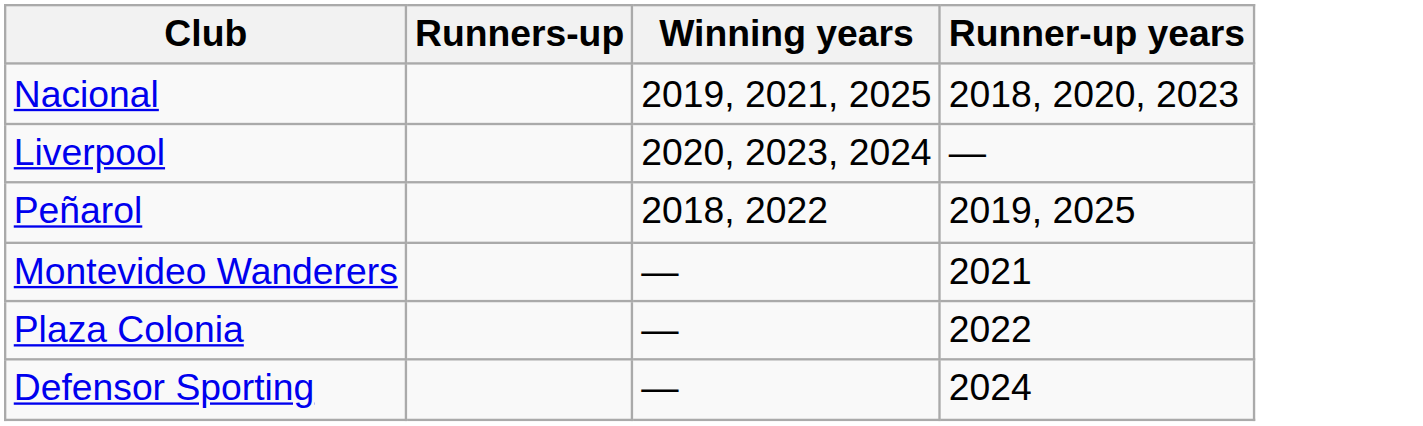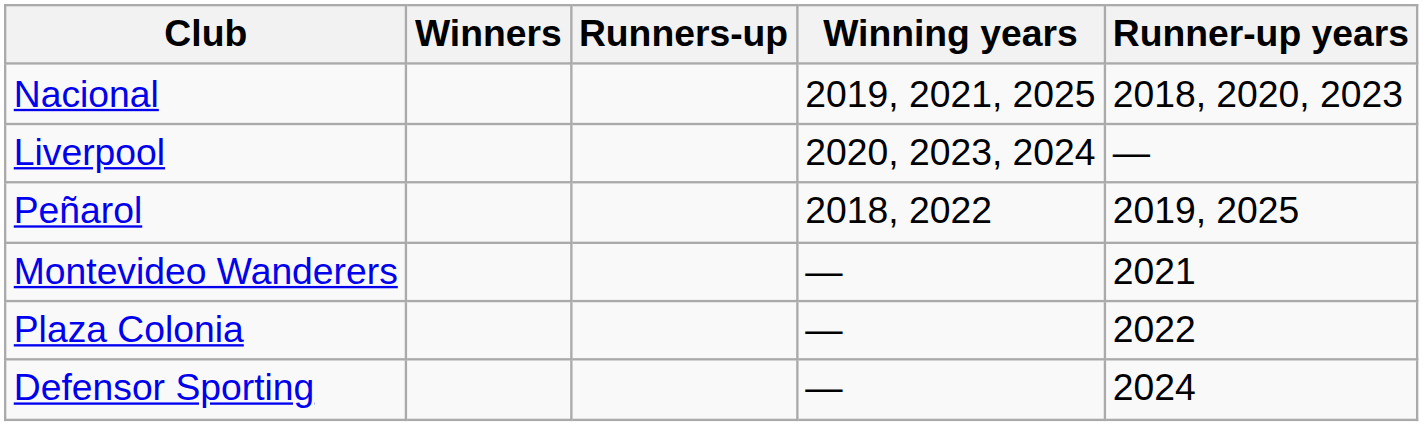+ column: (488, 34)
